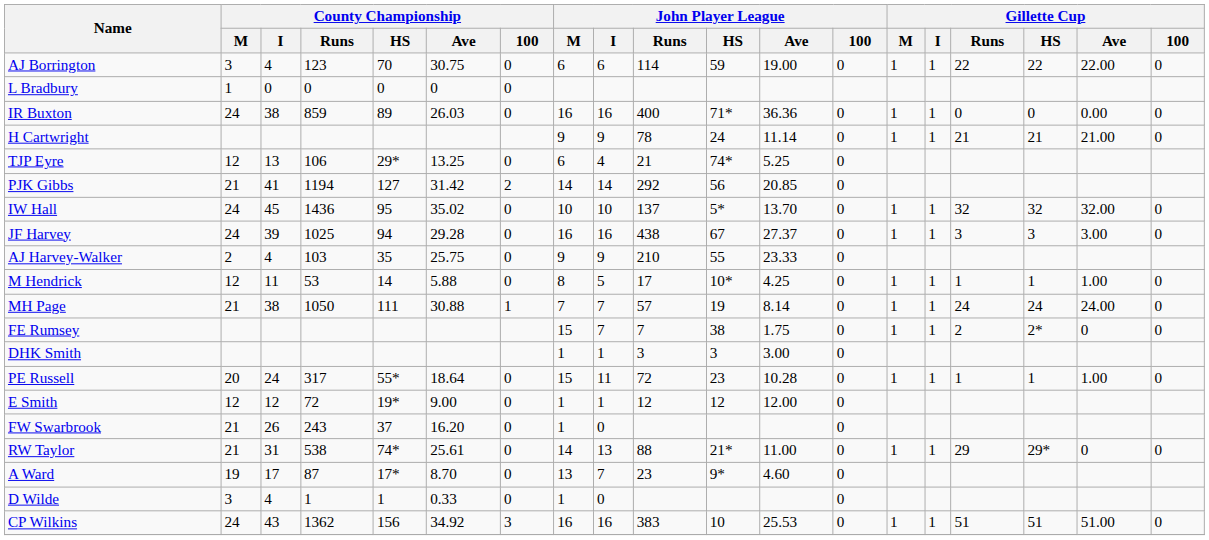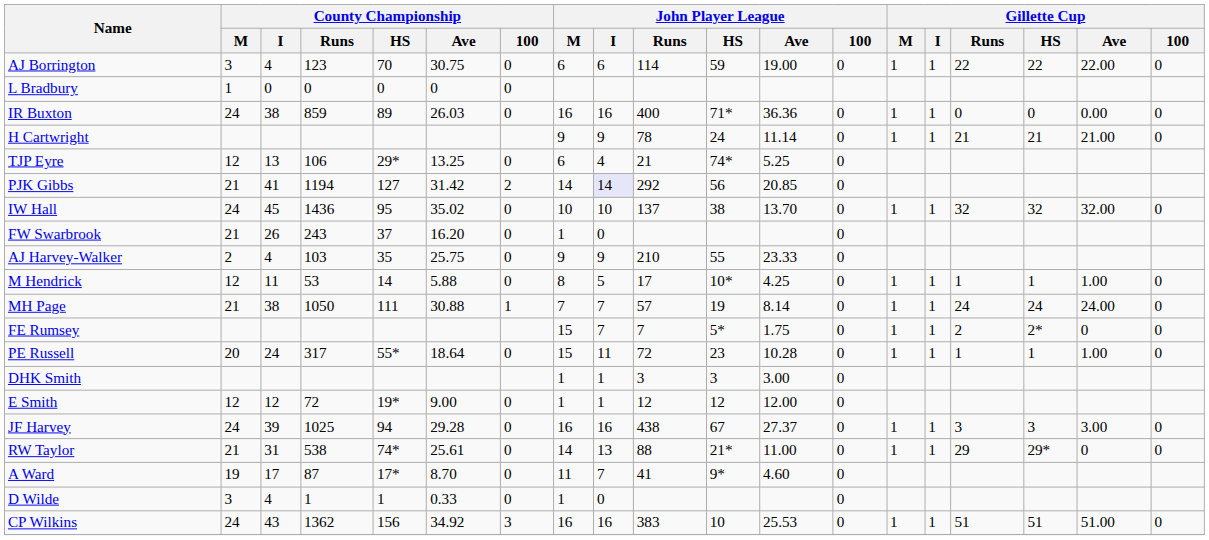(605, 185) no background -> (605, 185) lavender background
(717, 209) 5* -> (717, 209) 38
rows swapped: (39, 233) <-> (54, 426)
(717, 329) 38 -> (717, 329) 5*
rows swapped: (41, 378) <-> (45, 354)
(565, 474) 13 -> (565, 474) 11
(644, 474) 23 -> (644, 474) 41
